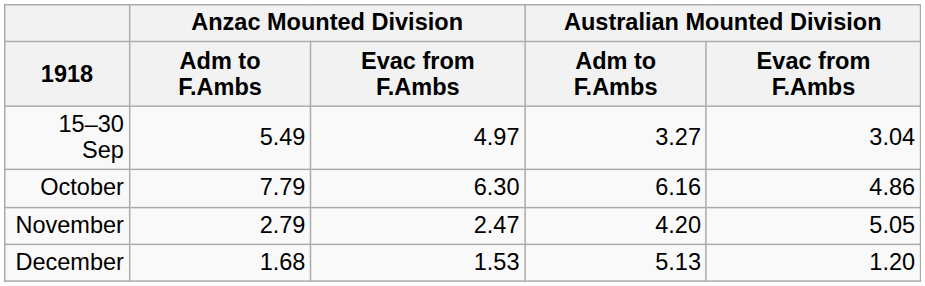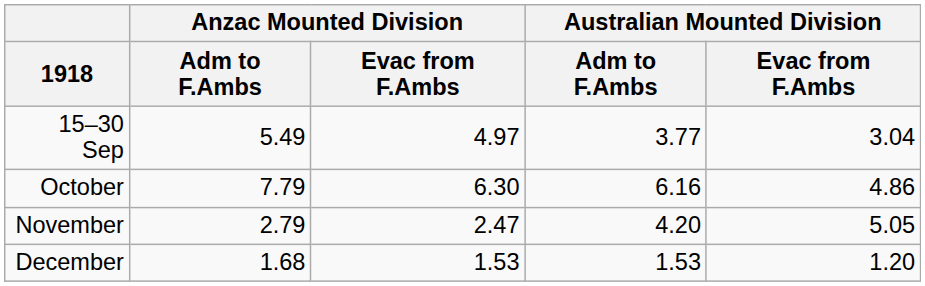(678, 137) 3.27 -> (678, 137) 3.77
(678, 262) 5.13 -> (678, 262) 1.53
